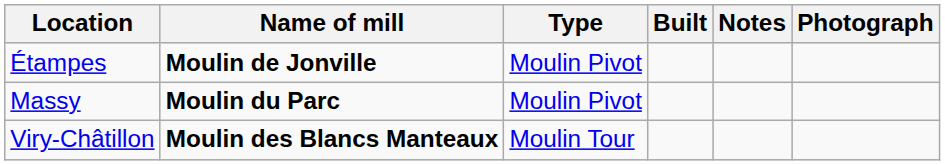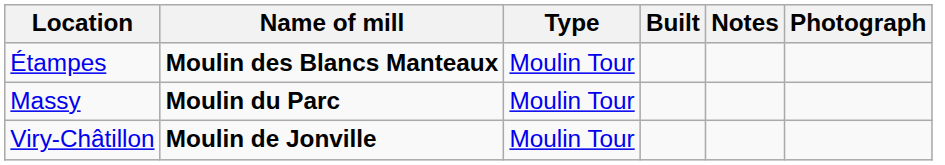(271, 62) Moulin de Jonville -> (332, 62) Moulin des Blancs Manteaux
(576, 62) Moulin Pivot -> (572, 62) Moulin Tour
(576, 100) Moulin Pivot -> (572, 100) Moulin Tour
(332, 139) Moulin des Blancs Manteaux -> (271, 139) Moulin de Jonville
